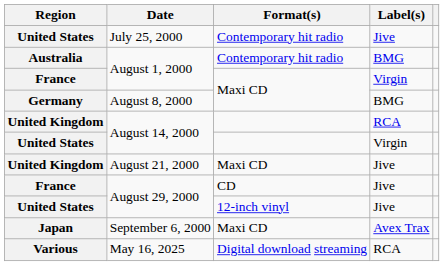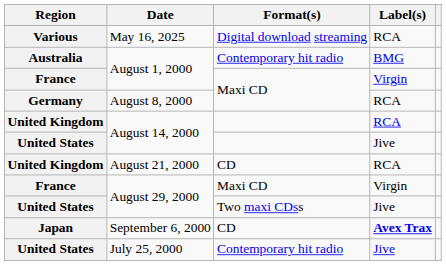rows swapped: (55, 36) <-> (55, 249)
(389, 100) BMG -> (387, 100) RCA
(390, 143) Virgin -> (384, 143) Jive
(242, 164) Maxi CD -> (226, 164) CD
(384, 164) Jive -> (387, 164) RCA
(226, 185) CD -> (242, 185) Maxi CD
(384, 185) Jive -> (390, 185) Virgin
(253, 206) 12-inch vinyl -> (260, 206) Two maxi CDss
(242, 228) Maxi CD -> (226, 228) CD
(401, 228) normal -> (403, 228) bold
